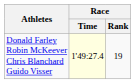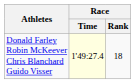(118, 56) 19 -> (118, 56) 18
